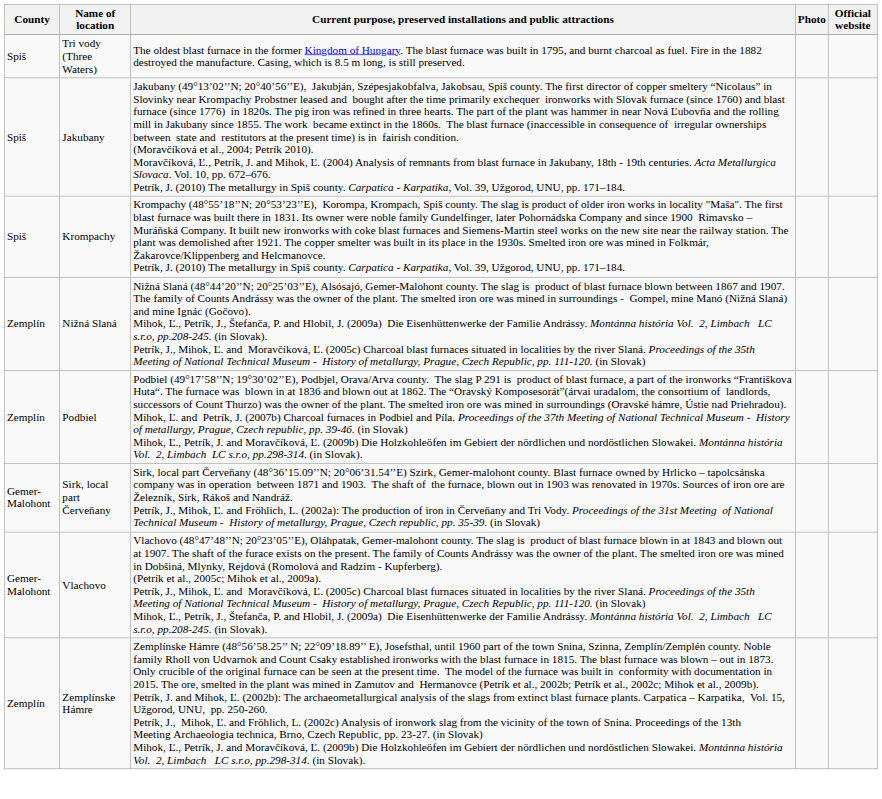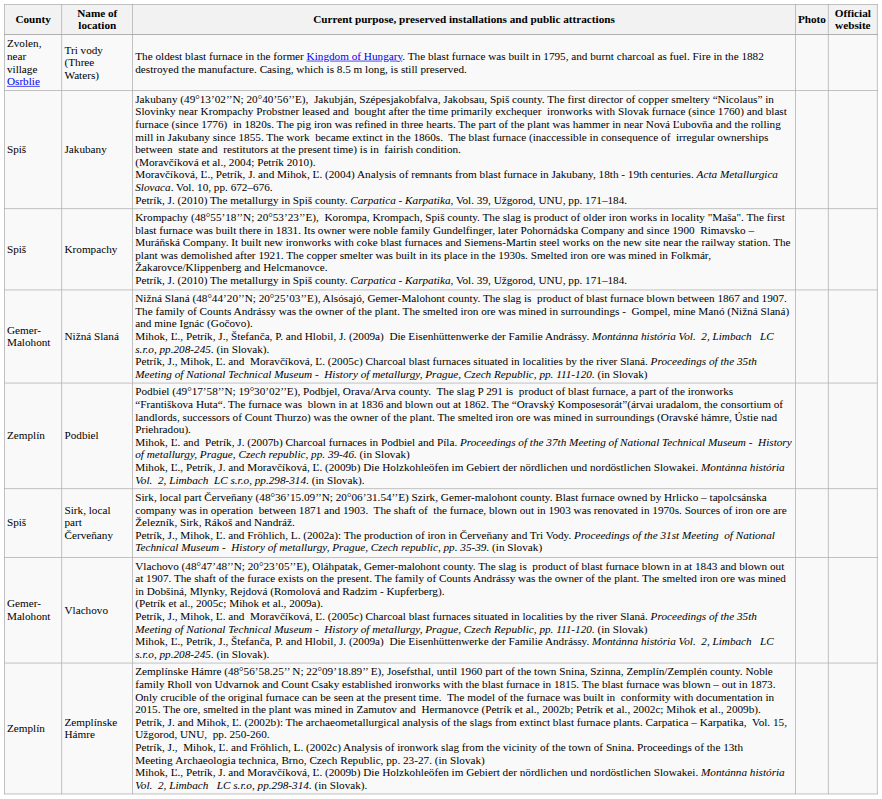(17, 56) Spiš -> (24, 62) Zvolen, near village Osrblie
(26, 323) Zemplín -> (29, 336) Gemer-Malohont
(29, 497) Gemer-Malohont -> (17, 523) Spiš
